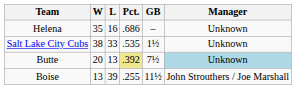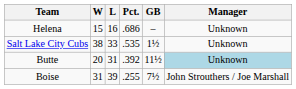(98, 28) 35 -> (98, 28) 15
(113, 60) 13 -> (113, 60) 31
(131, 60) khaki background -> (131, 60) no background
(153, 60) 7½ -> (153, 60) 11½
(98, 76) 13 -> (98, 76) 31
(153, 76) 11½ -> (153, 76) 7½
